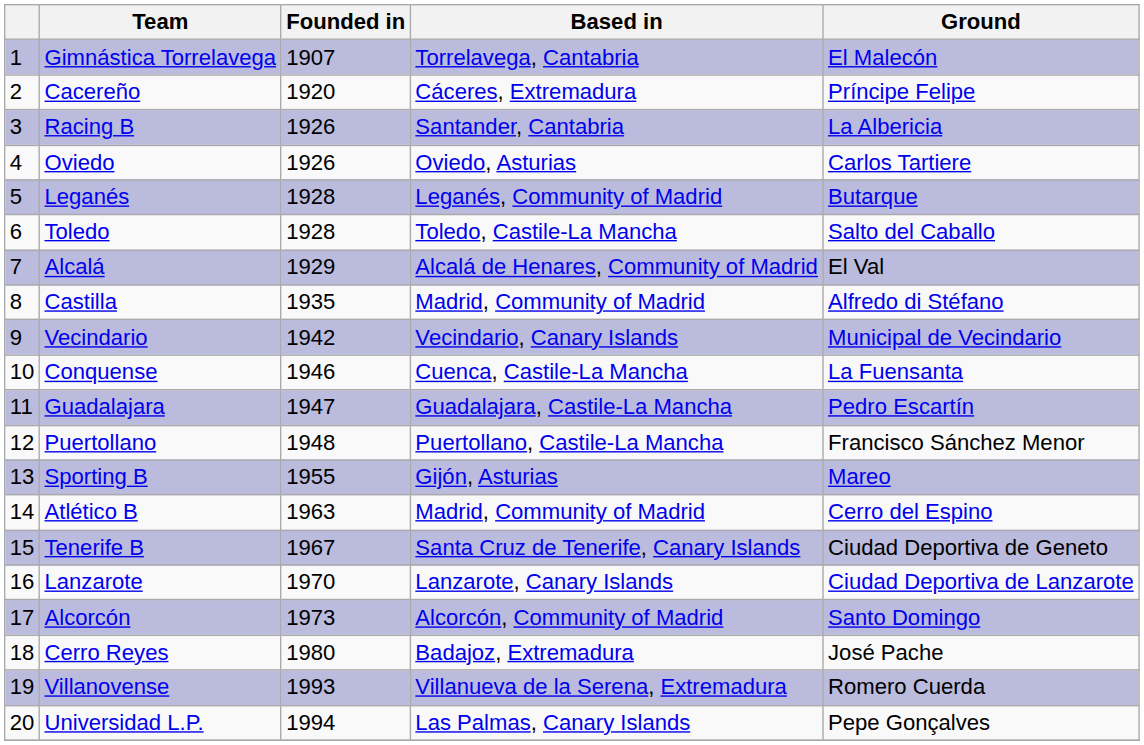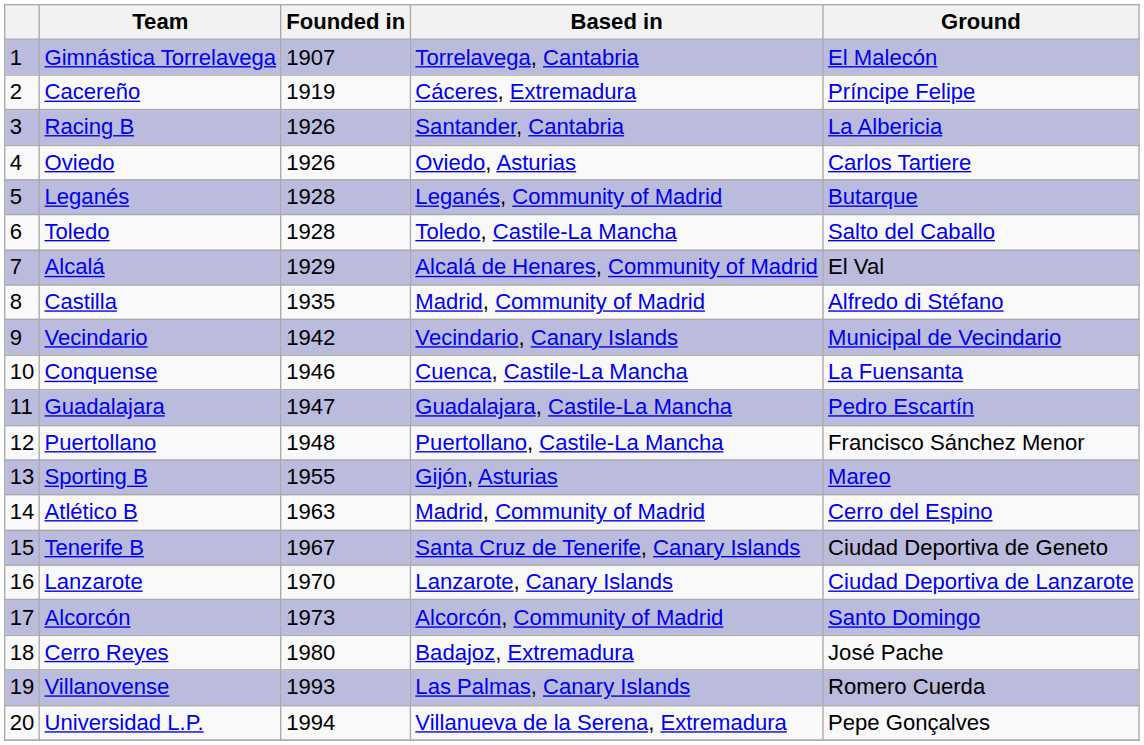(311, 92) 1920 -> (311, 92) 1919
(601, 687) Villanueva de la Serena, Extremadura -> (553, 687) Las Palmas, Canary Islands
(553, 722) Las Palmas, Canary Islands -> (601, 722) Villanueva de la Serena, Extremadura
